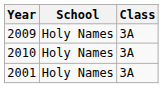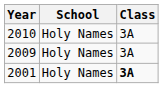rows swapped: (22, 53) <-> (22, 34)
(127, 73) normal -> (127, 73) bold
